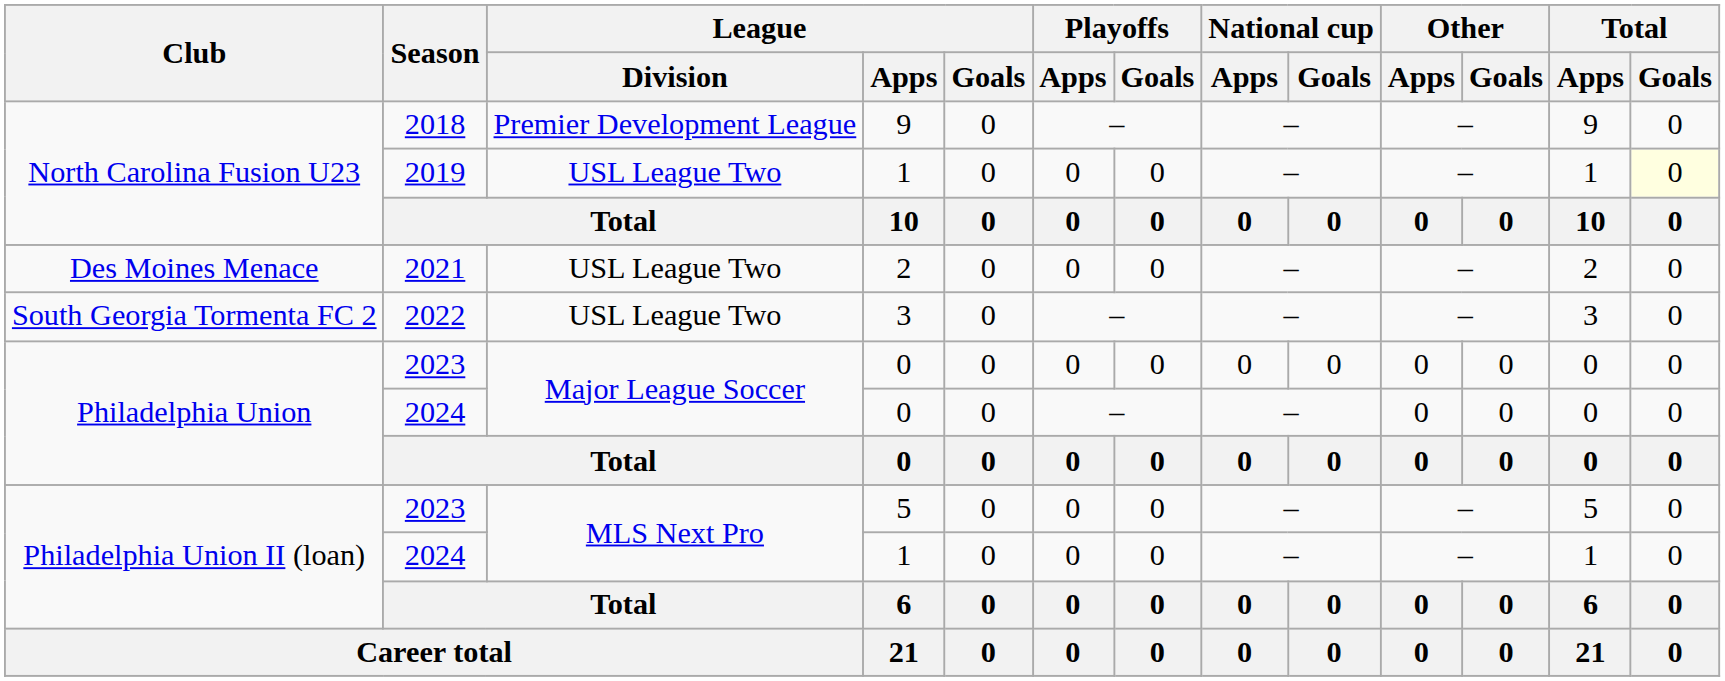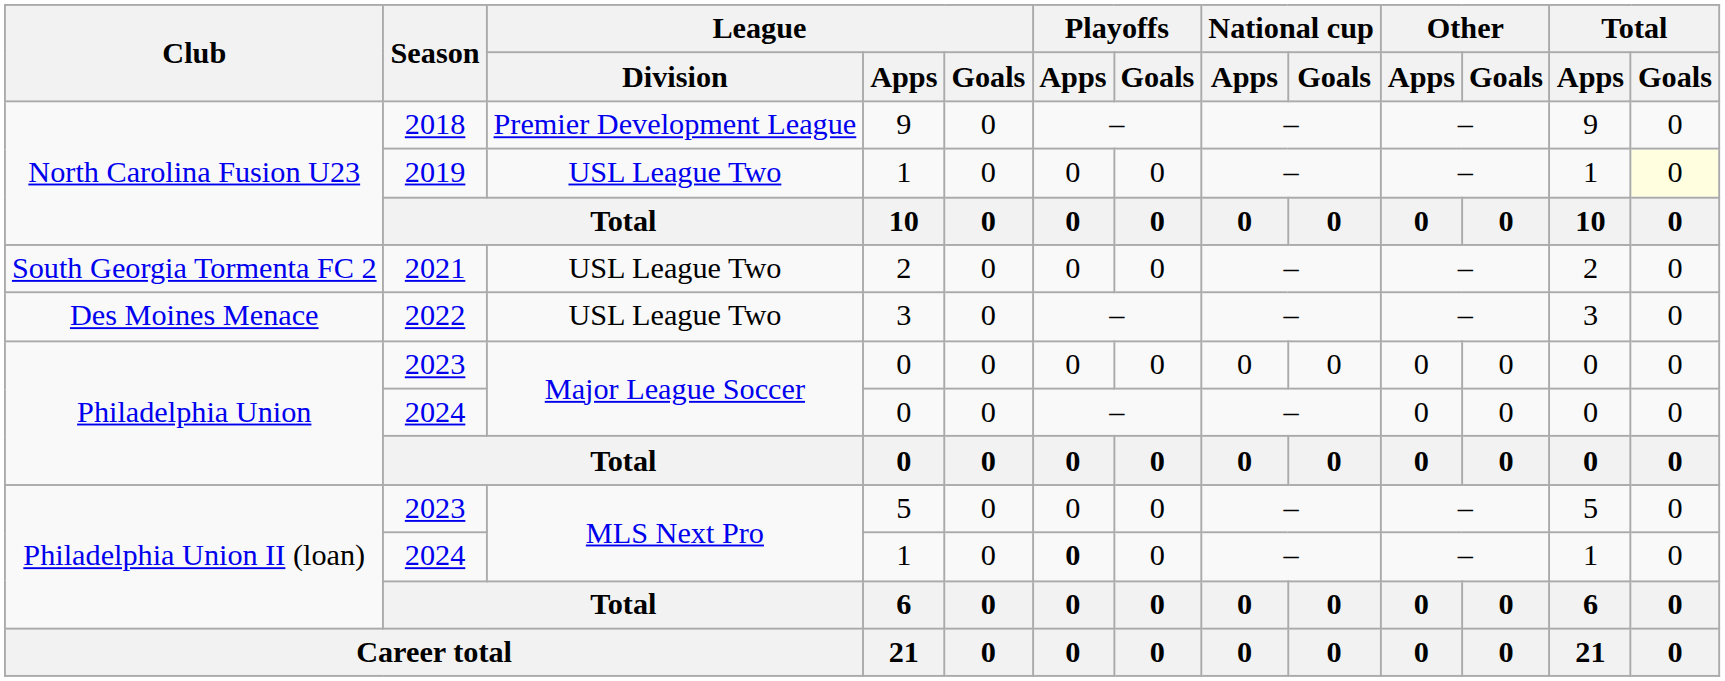(194, 268) Des Moines Menace -> (194, 268) South Georgia Tormenta FC 2
(194, 316) South Georgia Tormenta FC 2 -> (194, 316) Des Moines Menace
(1073, 556) normal -> (1073, 556) bold
